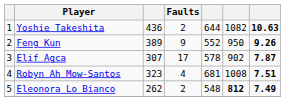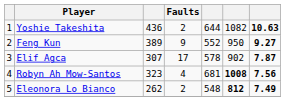(265, 42) 9.26 -> (265, 42) 9.27
(236, 73) normal -> (236, 73) bold
(265, 73) 7.51 -> (265, 73) 7.56
